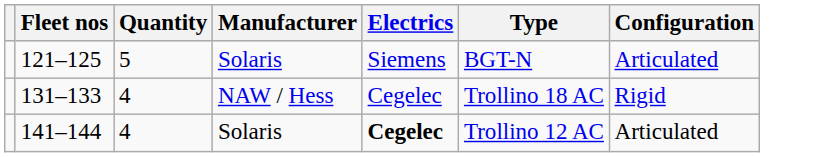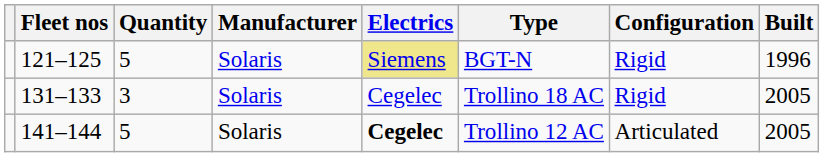+ column: (789, 22)
(407, 59) no background -> (407, 59) khaki background
(666, 59) Articulated -> (640, 59) Rigid
(125, 95) 4 -> (125, 95) 3
(276, 95) NAW / Hess -> (250, 95) Solaris
(125, 132) 4 -> (125, 132) 5
